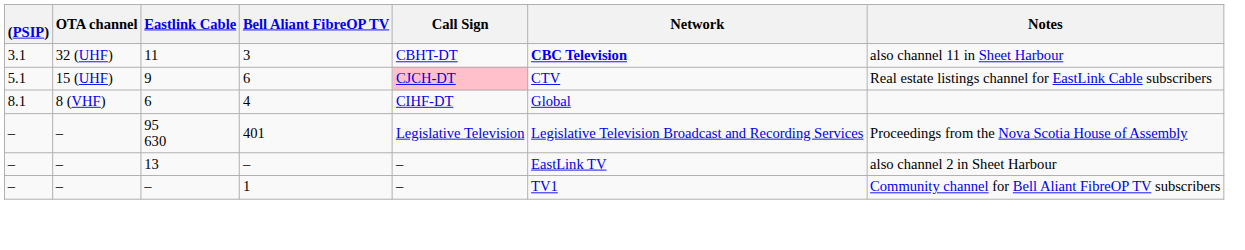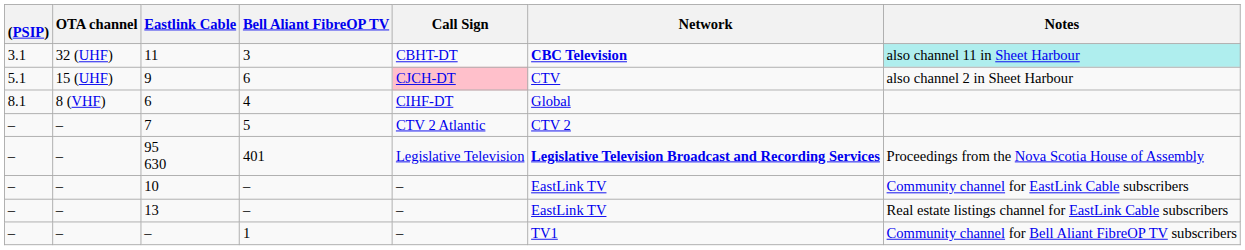(967, 55) no background -> (983, 55) paleturquoise background
(1041, 78) Real estate listings channel for EastLink Cable subscribers -> (980, 78) also channel 2 in Sheet Harbour
+ row: (148, 124)
(697, 132) normal -> (706, 156) bold
+ row: (152, 187)
(963, 164) also channel 2 in Sheet Harbour -> (1057, 210) Real estate listings channel for EastLink Cable subscribers
